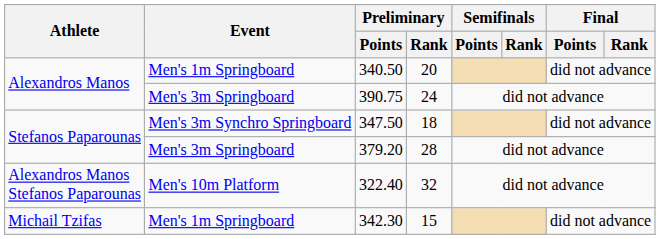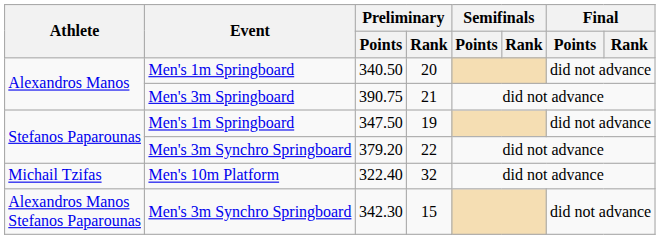(429, 97) 24 -> (429, 97) 21
(250, 123) Men's 3m Synchro Springboard -> (221, 123) Men's 1m Springboard
(429, 123) 18 -> (429, 123) 19
(221, 149) Men's 3m Springboard -> (250, 149) Men's 3m Synchro Springboard
(429, 149) 28 -> (429, 149) 22
(75, 185) Alexandros Manos Stefanos Paparounas -> (55, 176) Michail Tzifas
(55, 221) Michail Tzifas -> (75, 212) Alexandros Manos Stefanos Paparounas
(221, 221) Men's 1m Springboard -> (250, 212) Men's 3m Synchro Springboard
